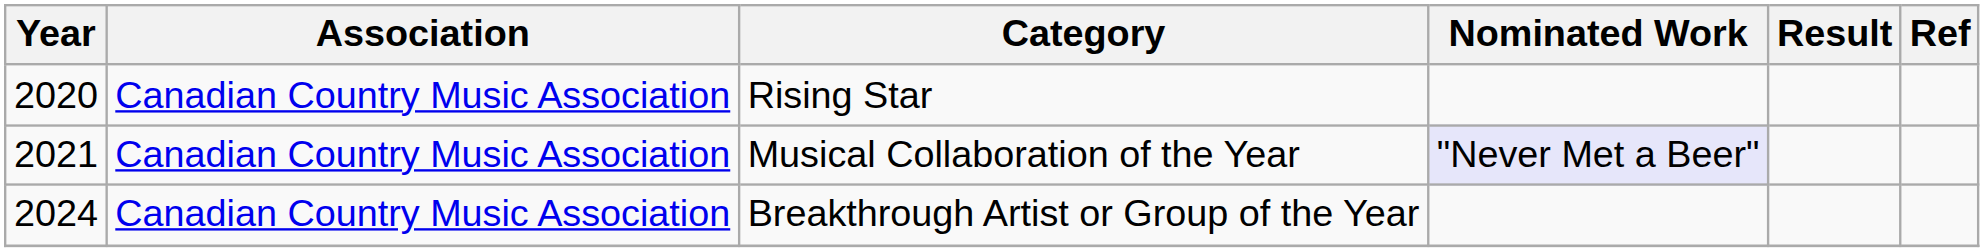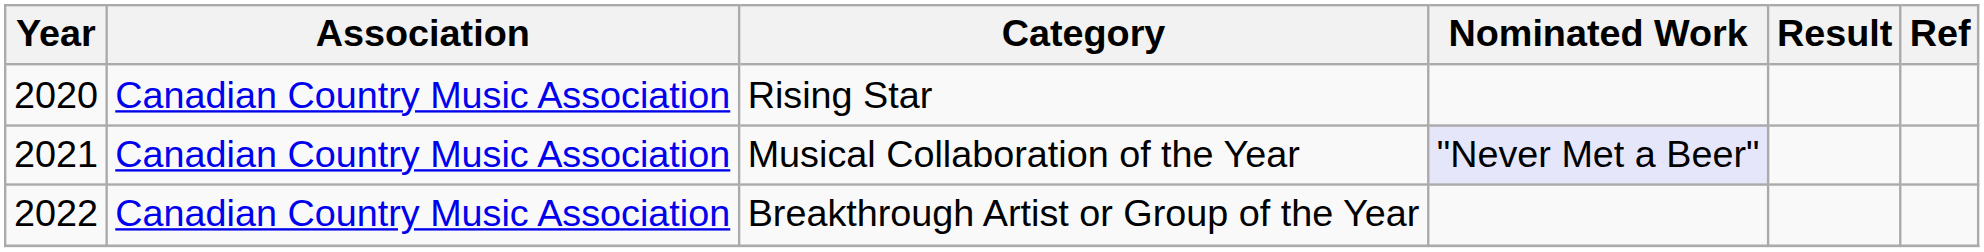(56, 214) 2024 -> (56, 214) 2022
